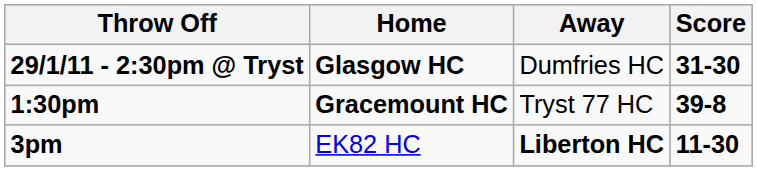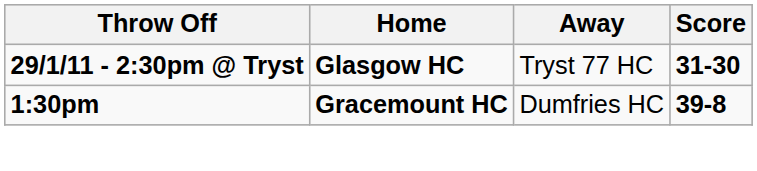(592, 64) Dumfries HC -> (586, 64) Tryst 77 HC
(586, 104) Tryst 77 HC -> (592, 104) Dumfries HC
- row: (37, 144)
